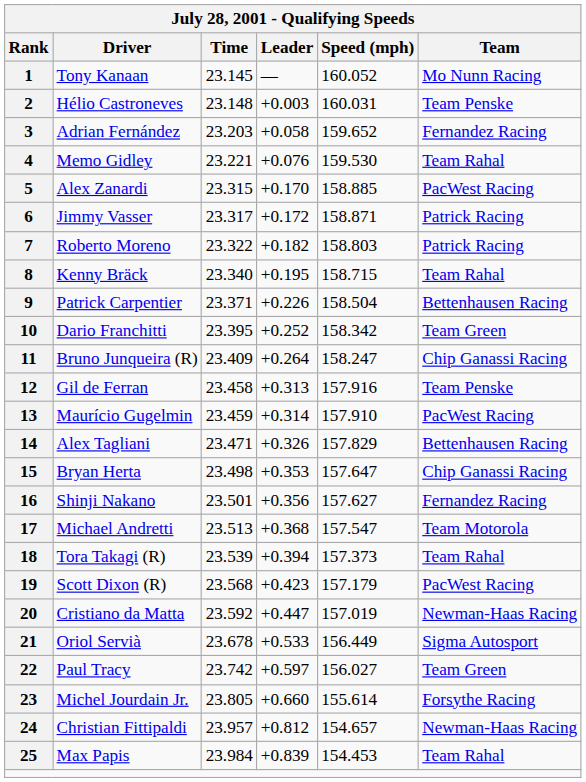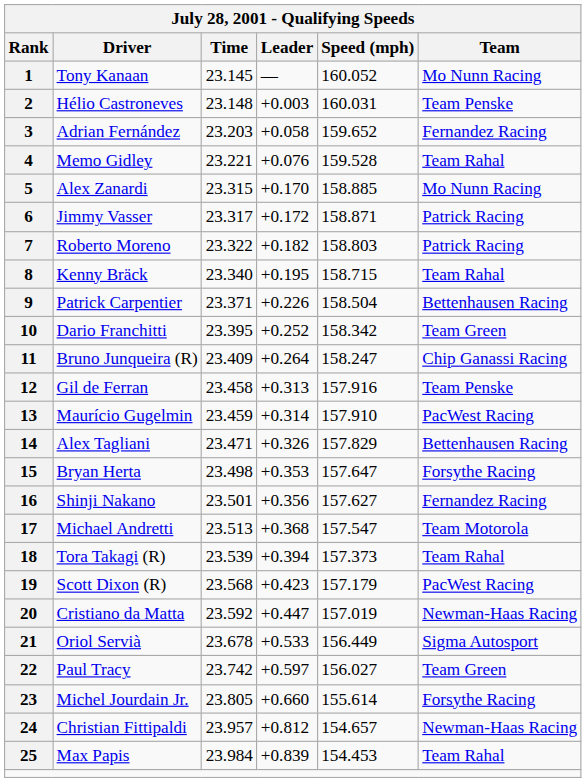(349, 160) 159.530 -> (349, 160) 159.528
(478, 188) PacWest Racing -> (482, 188) Mo Nunn Racing
(495, 471) Chip Ganassi Racing -> (479, 471) Forsythe Racing
